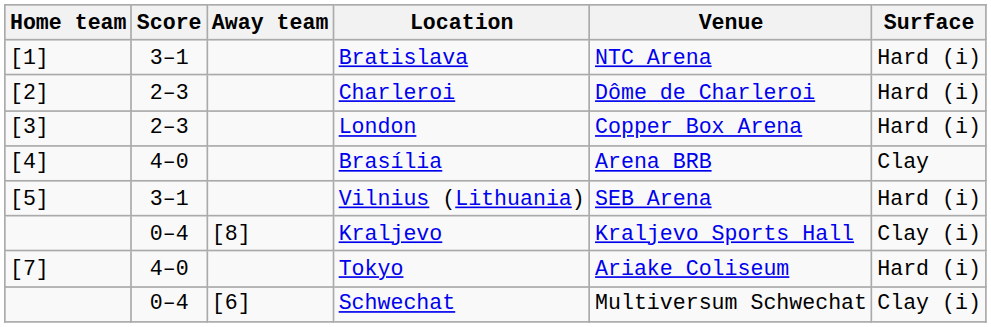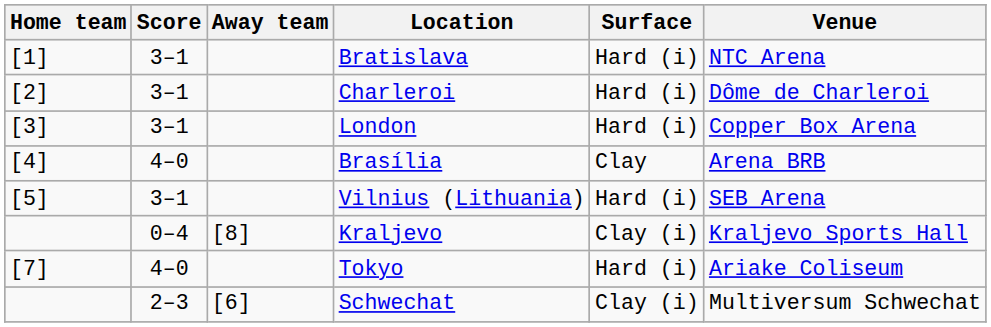columns swapped: (731, 22) <-> (929, 22)
(169, 93) 2–3 -> (169, 93) 3–1
(169, 128) 2–3 -> (169, 128) 3–1
(169, 304) 0–4 -> (169, 304) 2–3
